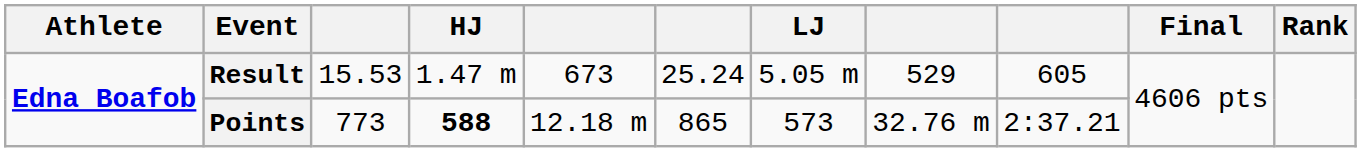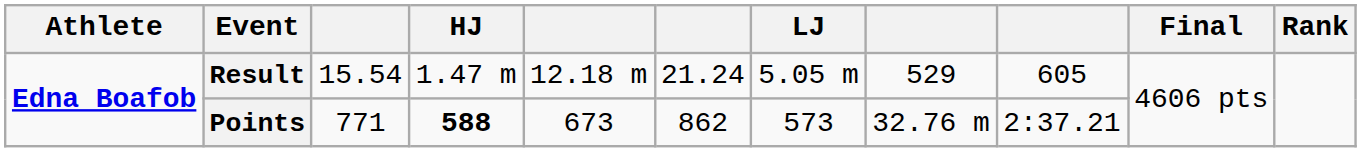(360, 75) 15.53 -> (360, 75) 15.54
(589, 75) 673 -> (589, 75) 12.18 m
(703, 75) 25.24 -> (703, 75) 21.24
(360, 122) 773 -> (360, 122) 771
(589, 122) 12.18 m -> (589, 122) 673
(703, 122) 865 -> (703, 122) 862
